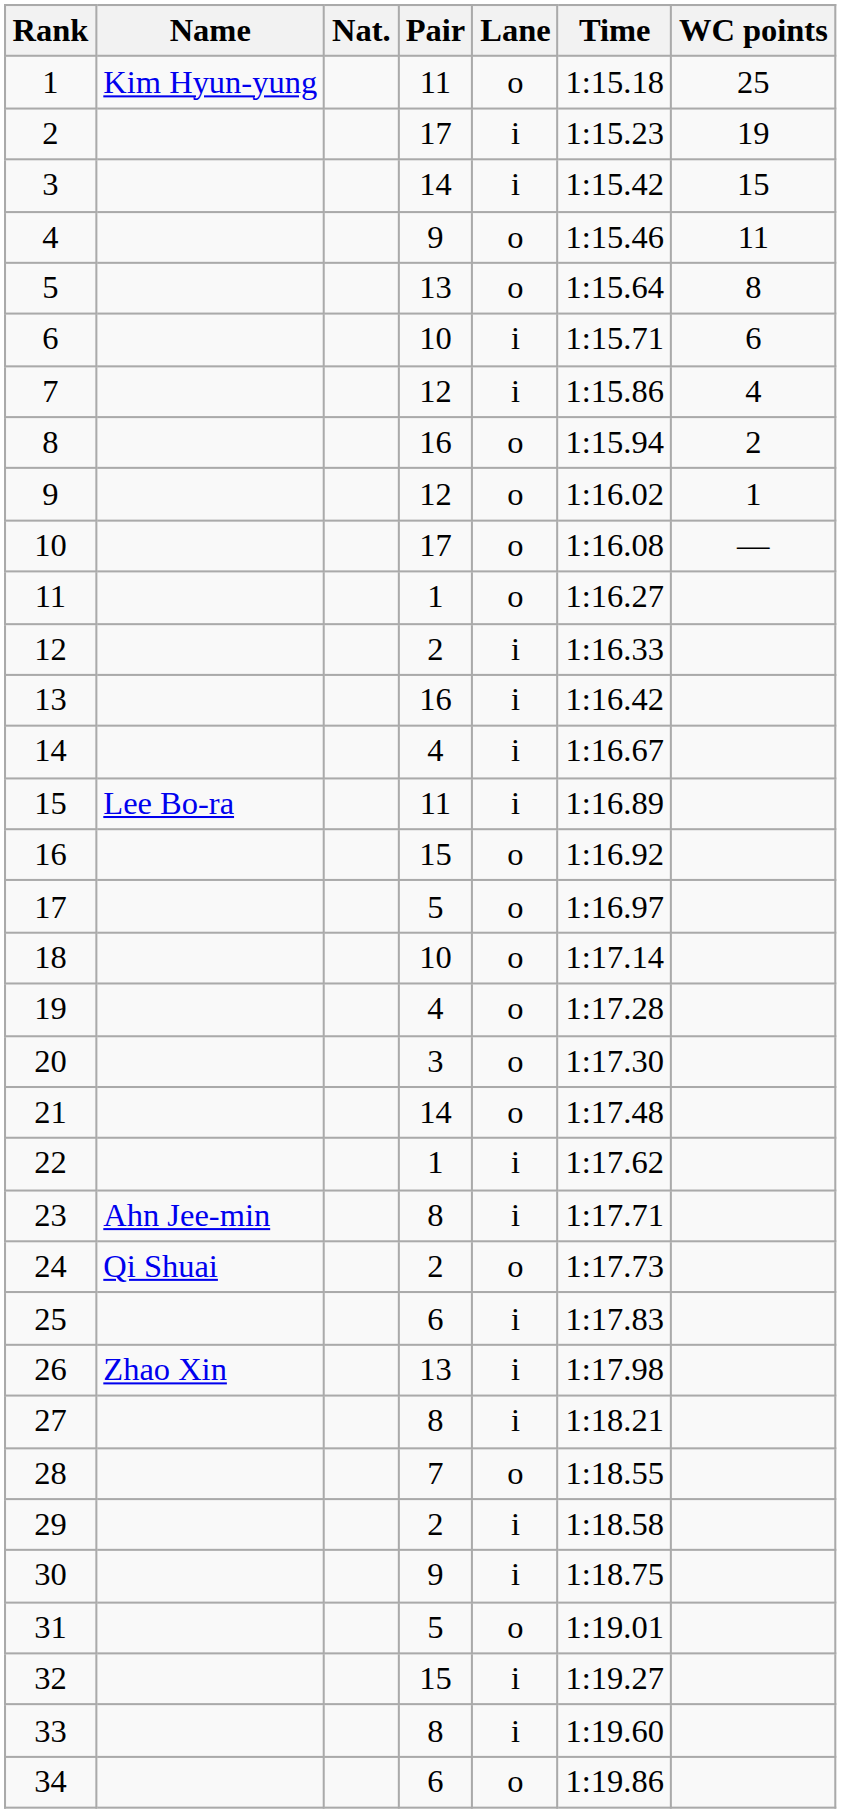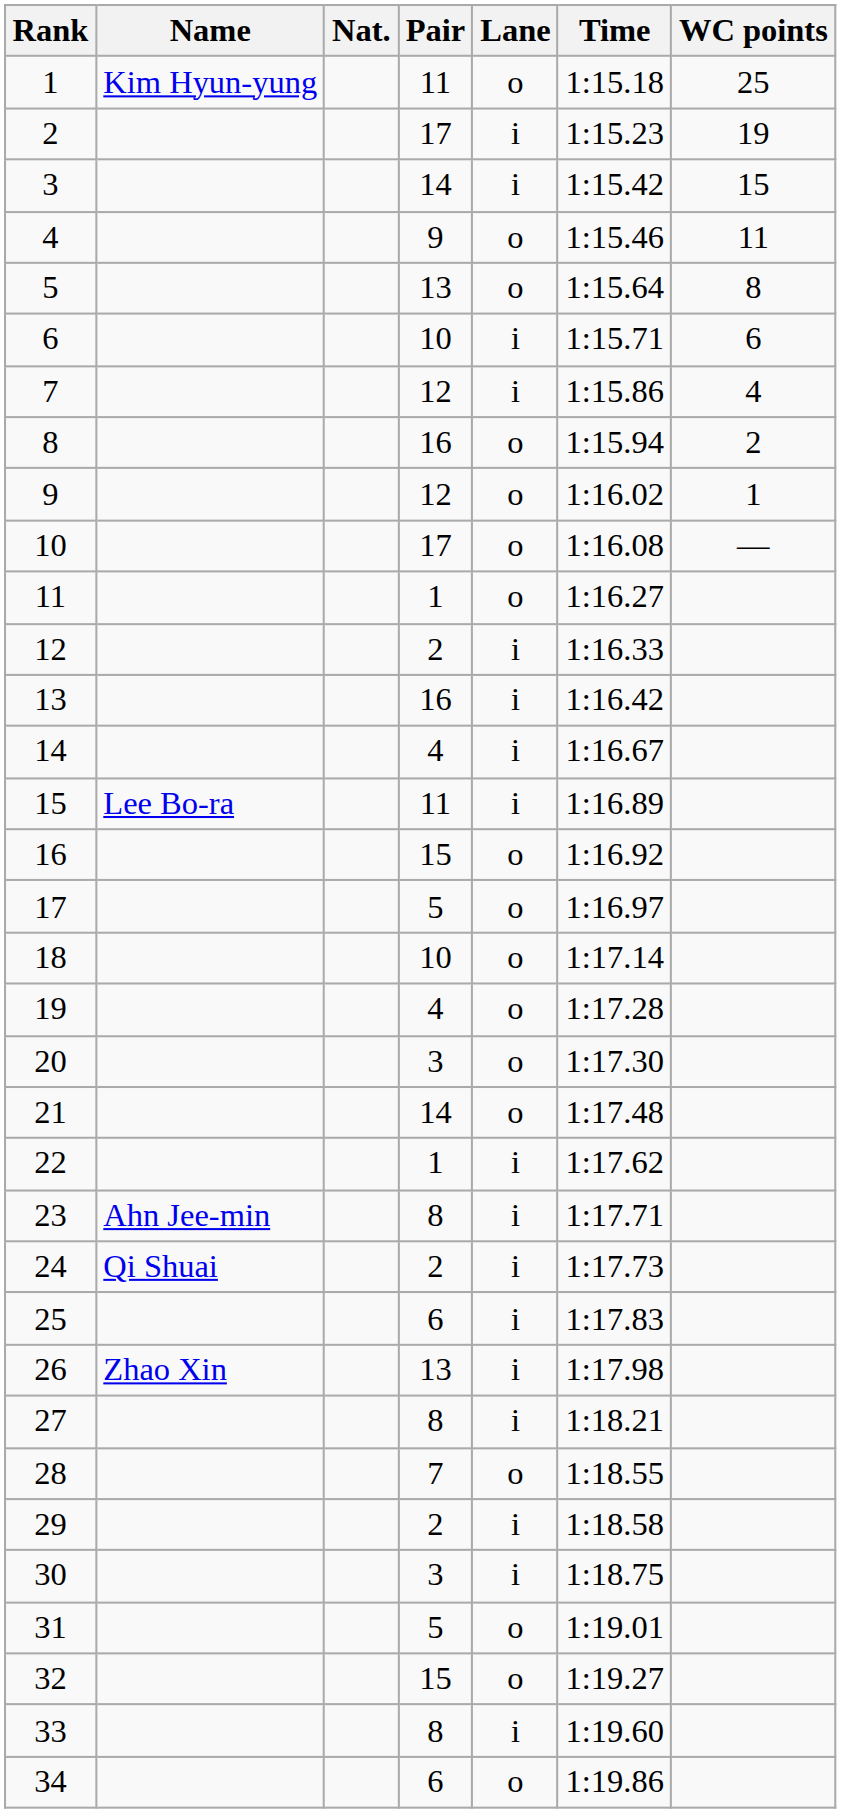(515, 1266) o -> (515, 1266) i
(435, 1575) 9 -> (435, 1575) 3
(515, 1678) i -> (515, 1678) o
